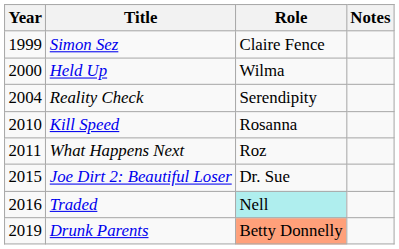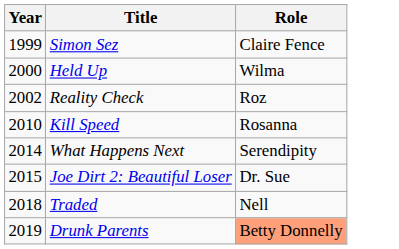- column: (370, 17)
(25, 97) 2004 -> (25, 97) 2002
(278, 97) Serendipity -> (253, 97) Roz
(25, 151) 2011 -> (25, 151) 2014
(253, 151) Roz -> (278, 151) Serendipity
(25, 204) 2016 -> (25, 204) 2018
(254, 204) paleturquoise background -> (254, 204) no background
